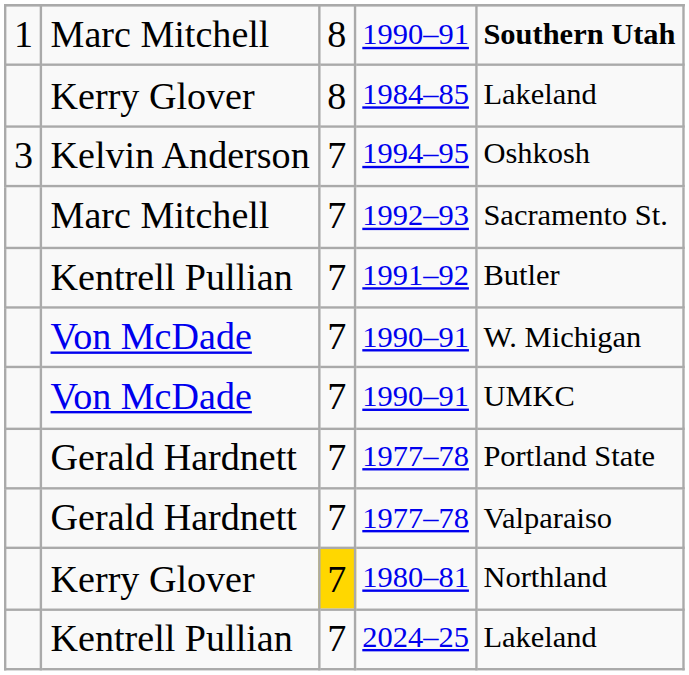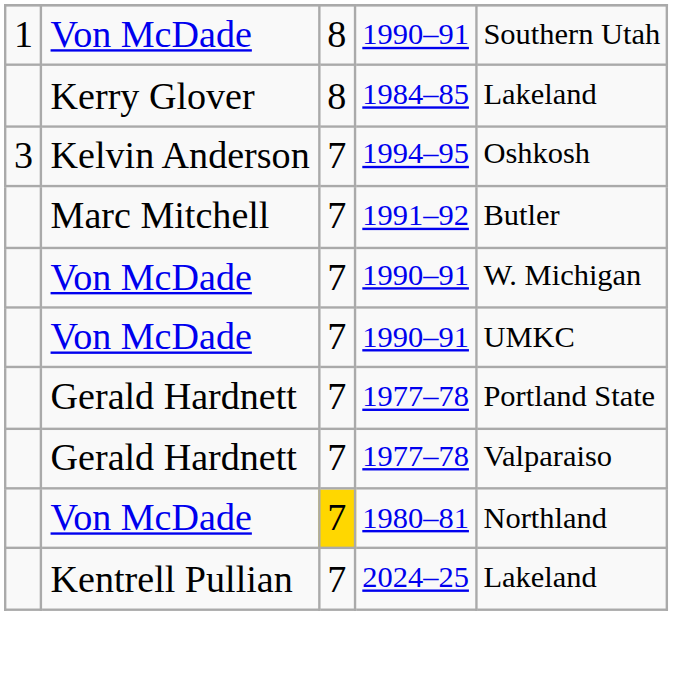(160, 34) Marc Mitchell -> (151, 34) Von McDade
(579, 34) bold -> (572, 34) normal
- row: (23, 217)
(172, 276) Kentrell Pullian -> (160, 215) Marc Mitchell
(153, 578) Kerry Glover -> (151, 517) Von McDade
